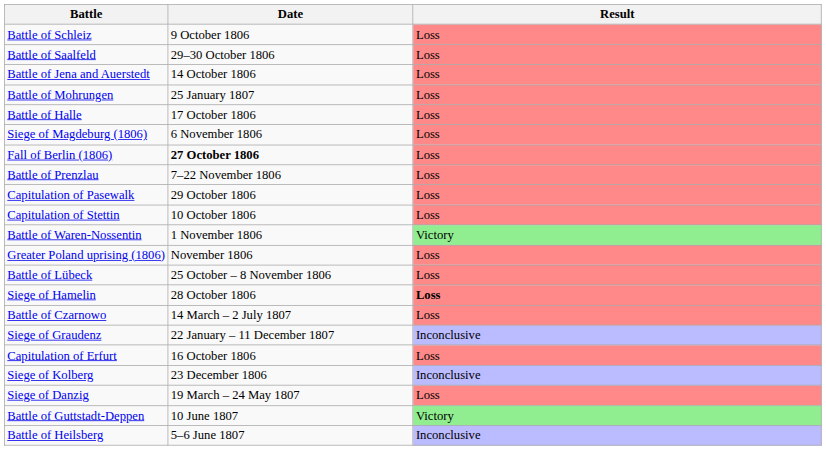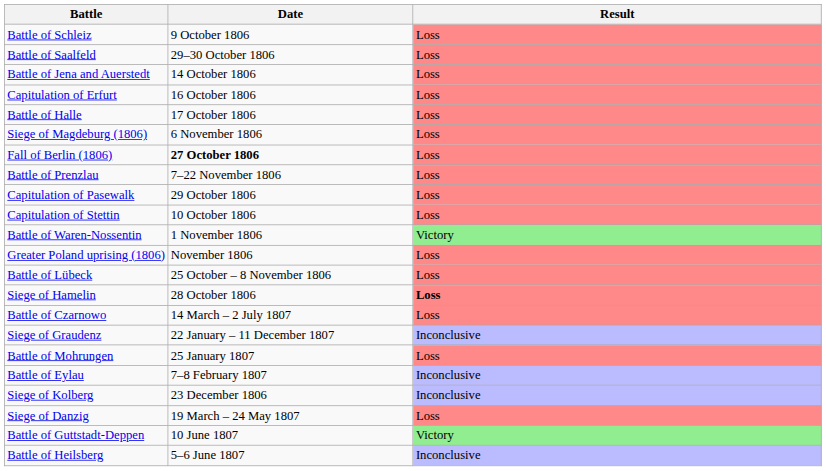rows swapped: (62, 355) <-> (60, 94)
+ row: (46, 375)
